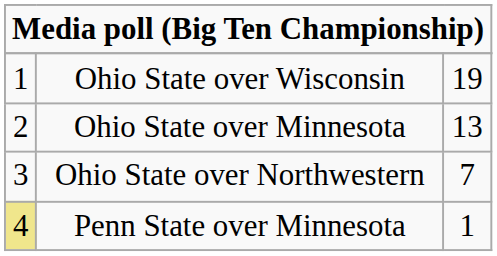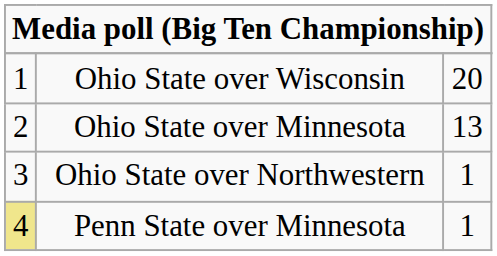(467, 77) 19 -> (467, 77) 20
(467, 175) 7 -> (467, 175) 1
